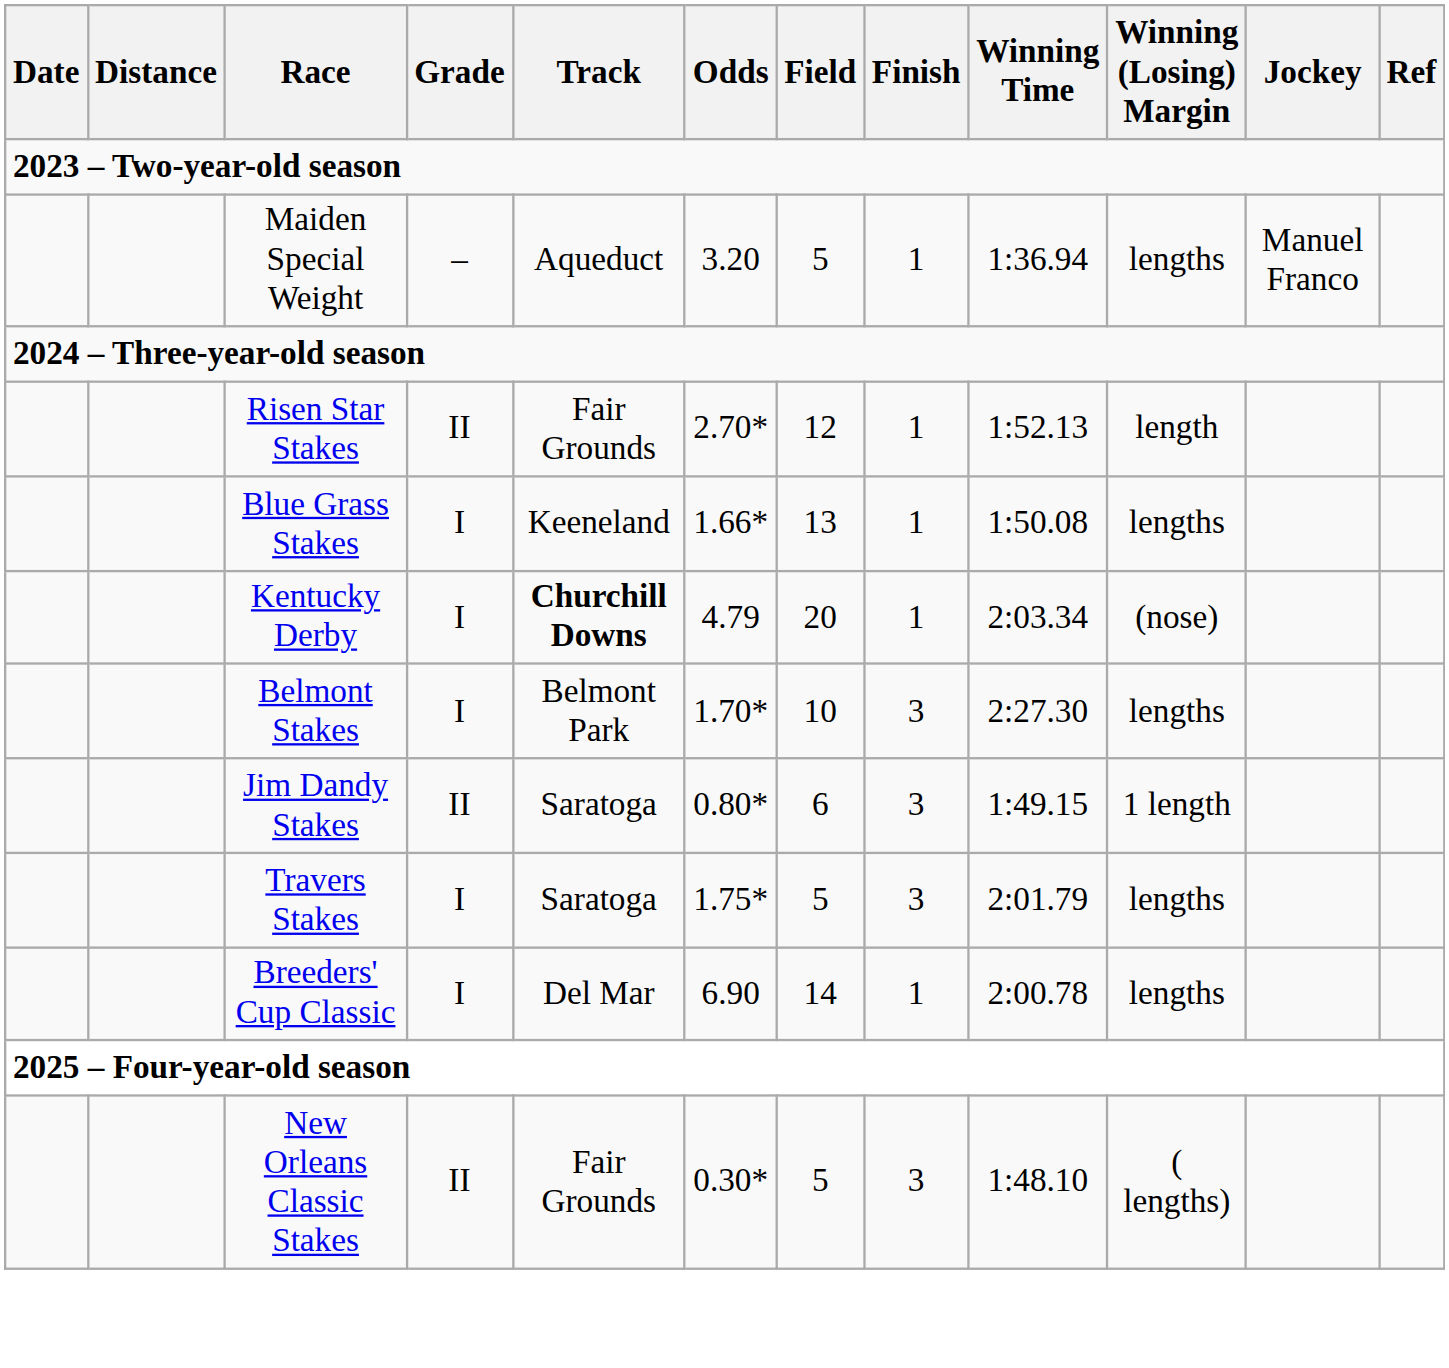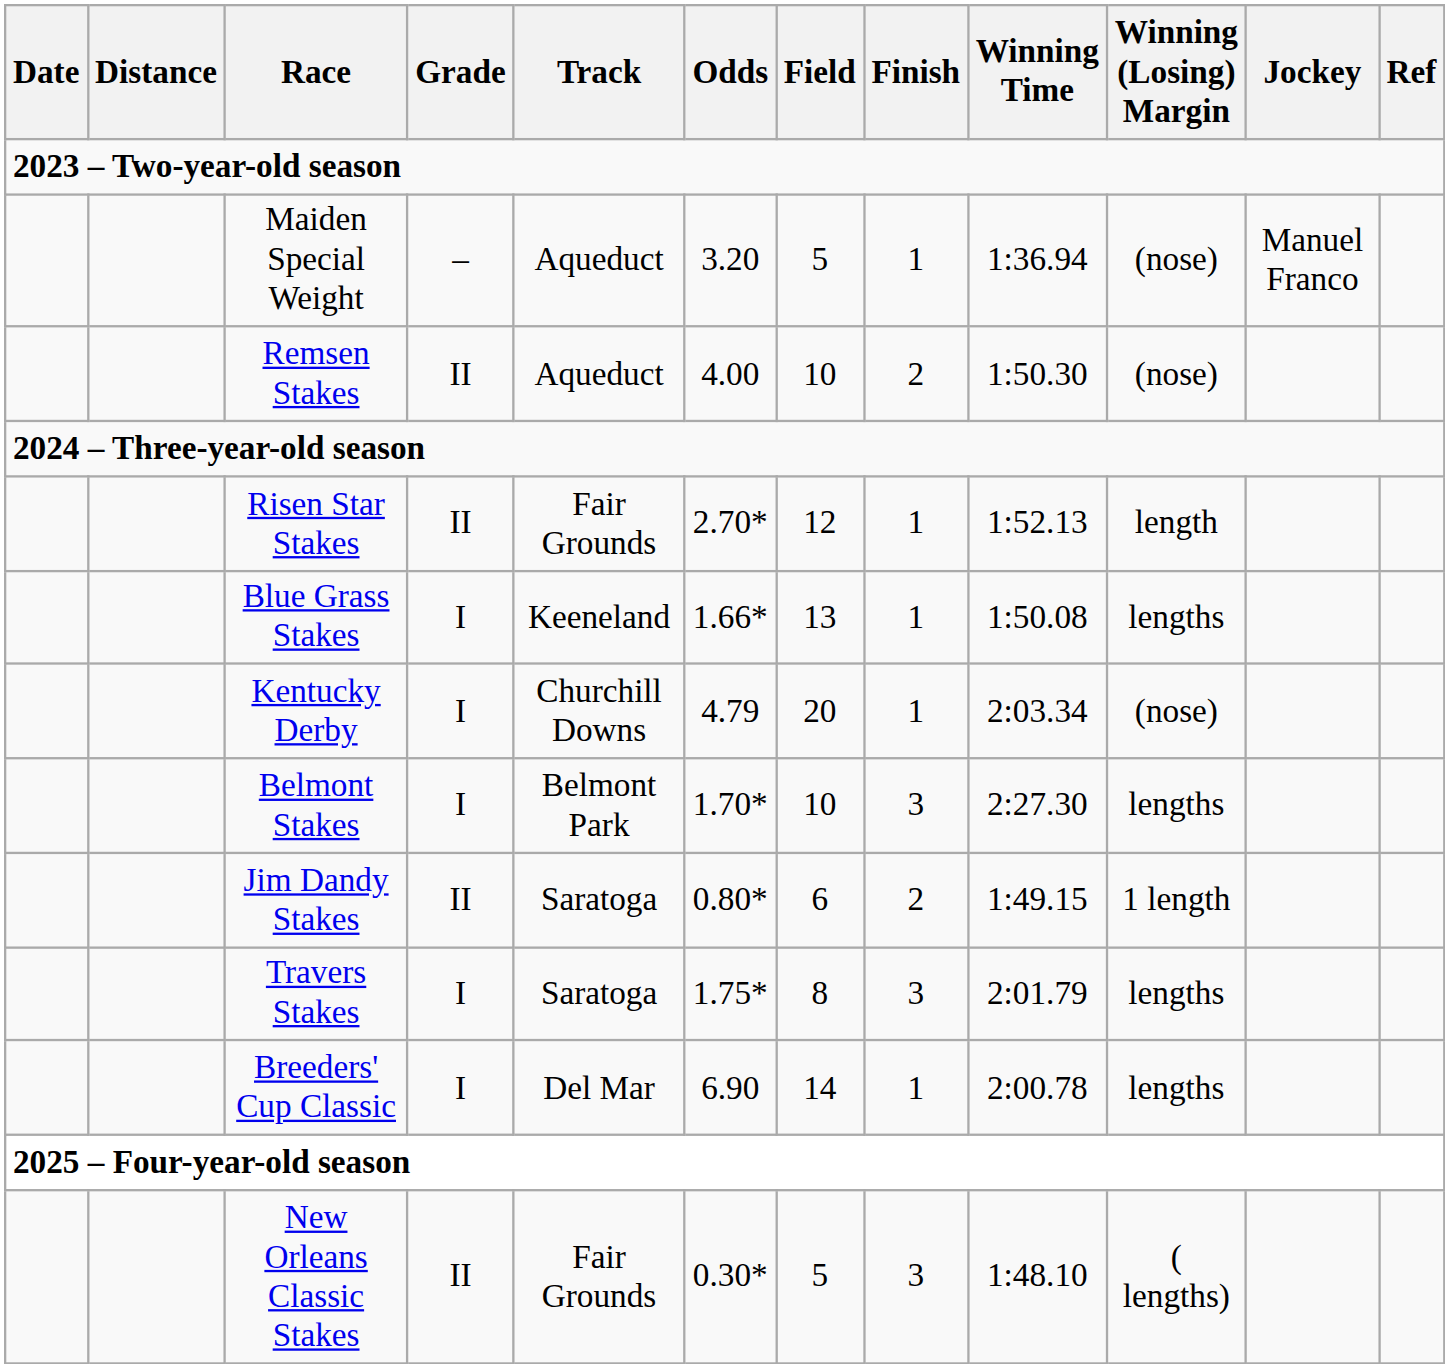(1177, 259) lengths -> (1176, 259) (nose)
+ row: (316, 373)
(599, 616) bold -> (599, 710) normal
(916, 805) 3 -> (916, 899) 2
(820, 899) 5 -> (820, 993) 8
